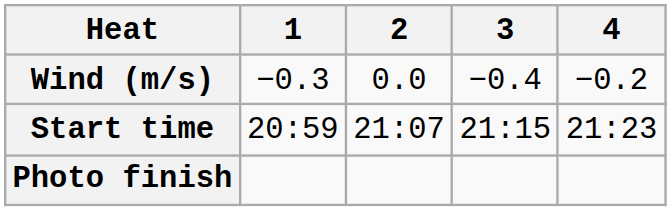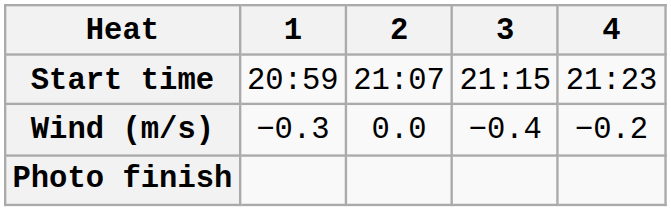rows swapped: (122, 130) <-> (122, 80)
